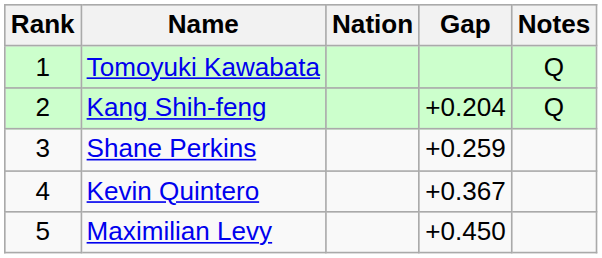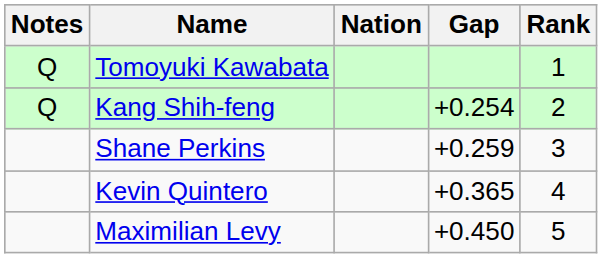columns swapped: (43, 25) <-> (554, 25)
(465, 107) +0.204 -> (474, 107) +0.254
(465, 190) +0.367 -> (474, 190) +0.365
